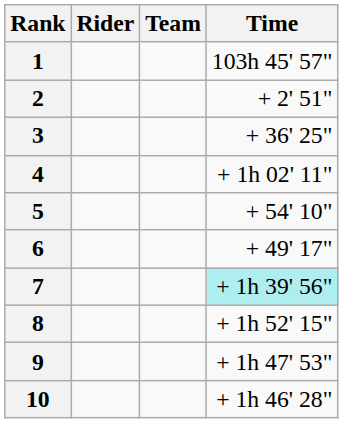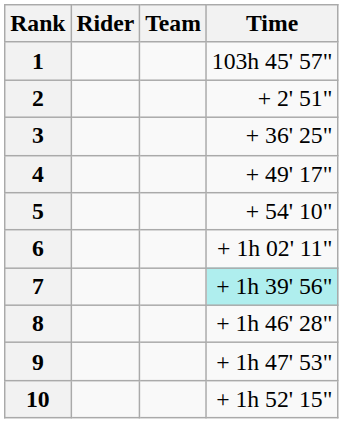(275, 173) + 1h 02' 11" -> (289, 173) + 49' 17"
(289, 248) + 49' 17" -> (275, 248) + 1h 02' 11"
(274, 323) + 1h 52' 15" -> (274, 323) + 1h 46' 28"
(274, 398) + 1h 46' 28" -> (274, 398) + 1h 52' 15"
